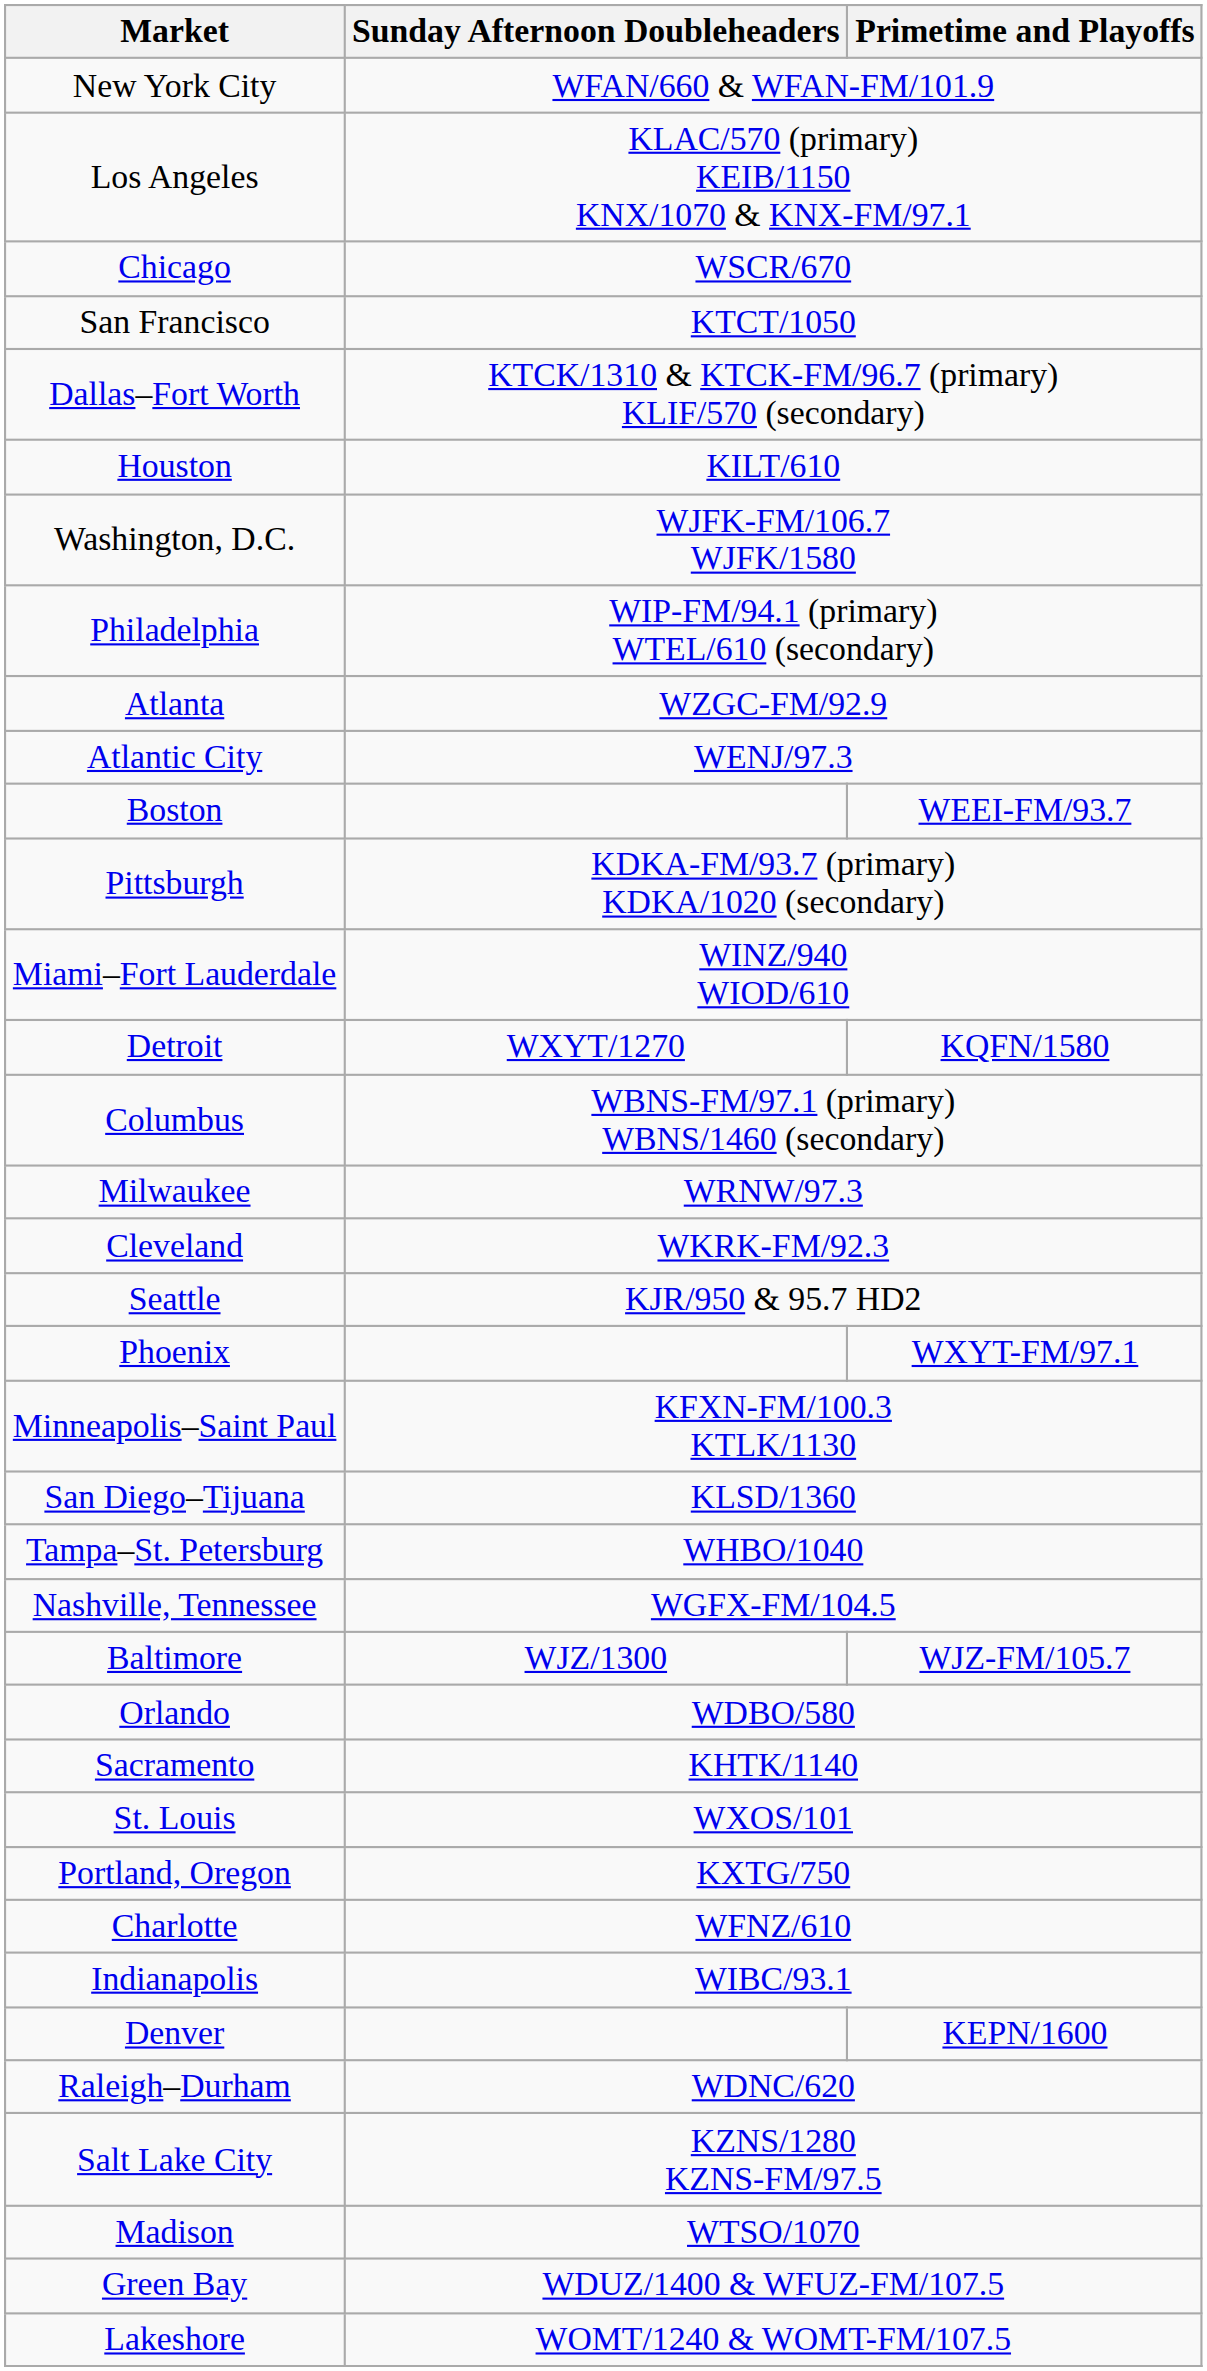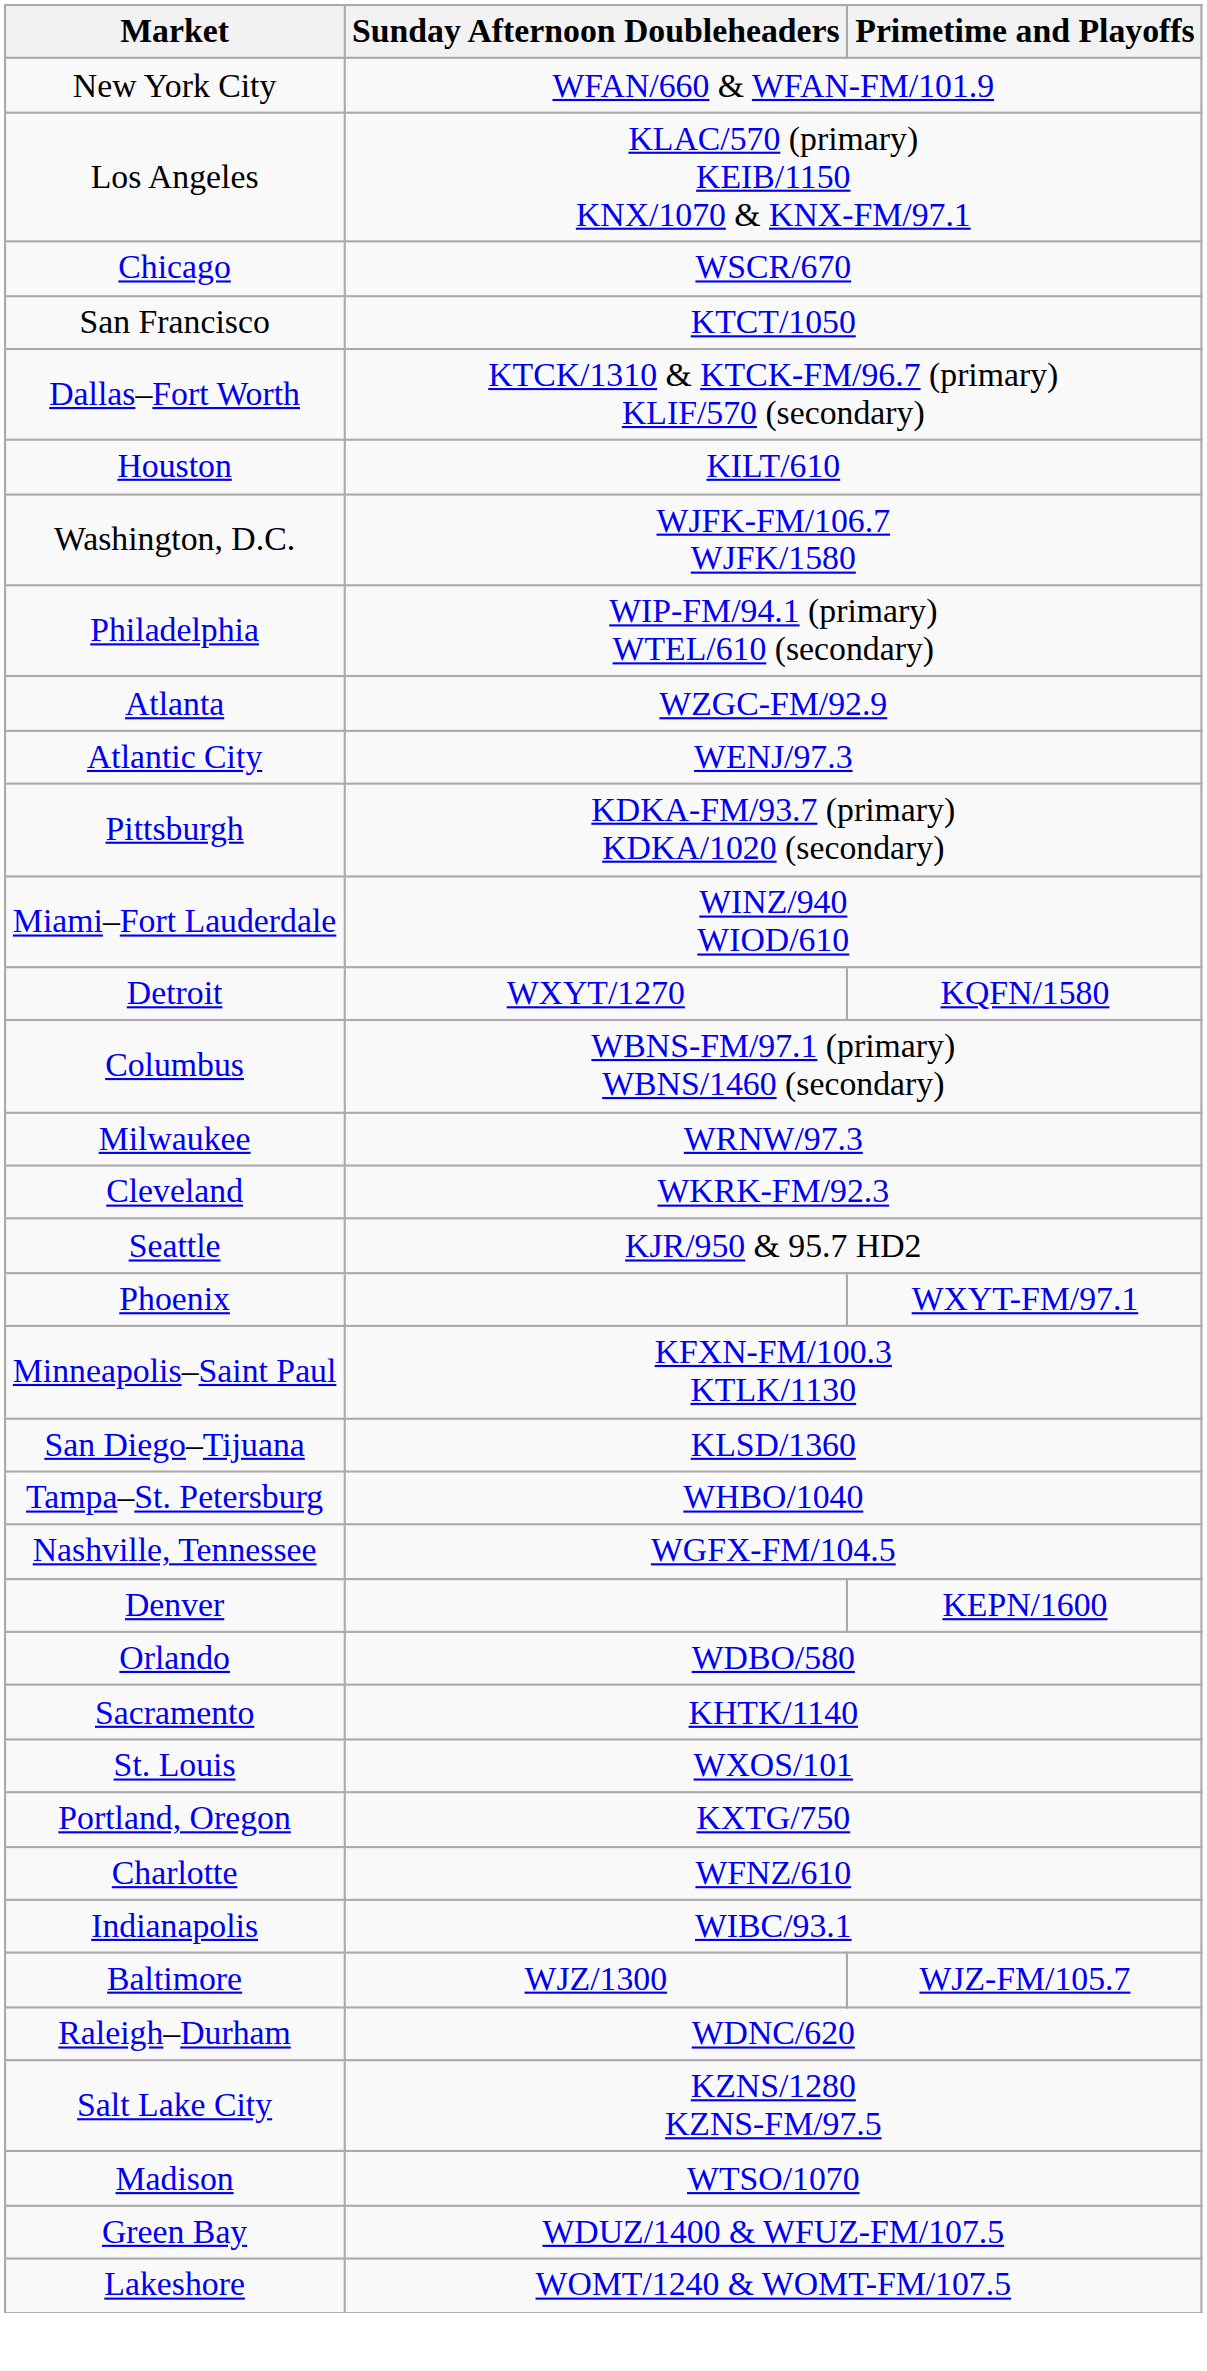- row: (175, 810)
rows swapped: (175, 2032) <-> (175, 1658)
